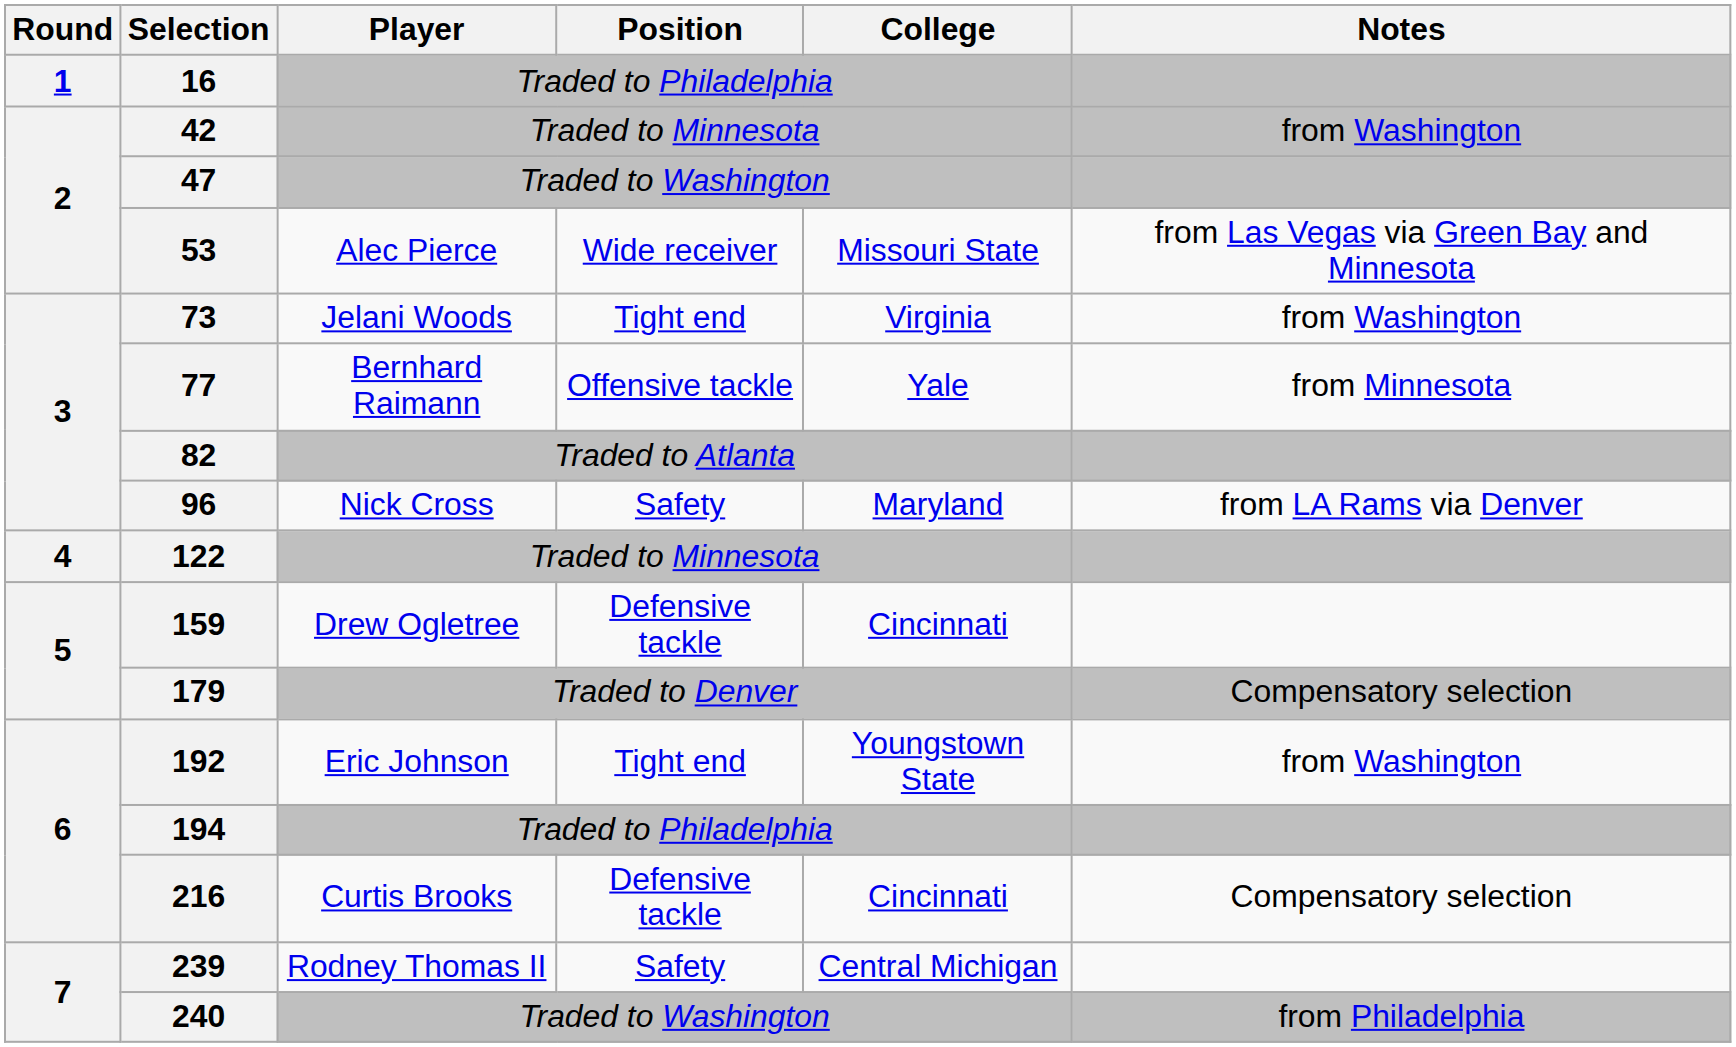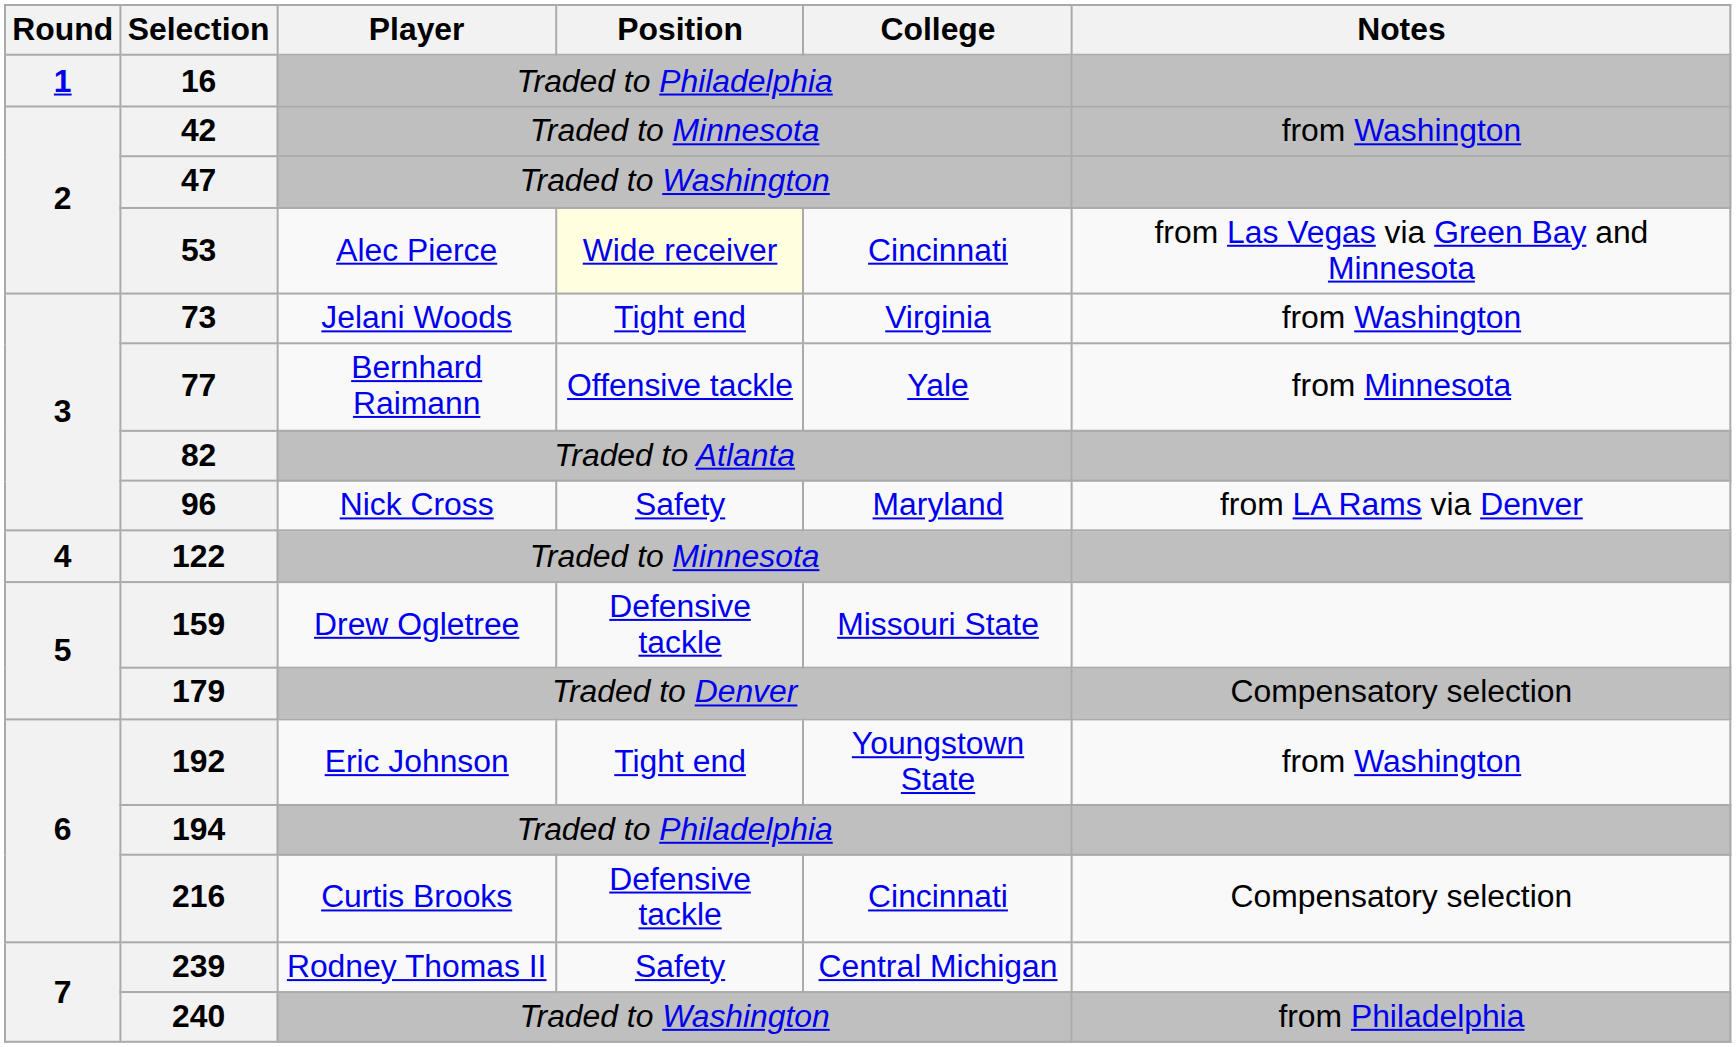(680, 249) no background -> (680, 249) lightyellow background
(938, 249) Missouri State -> (938, 249) Cincinnati
(938, 624) Cincinnati -> (938, 624) Missouri State
